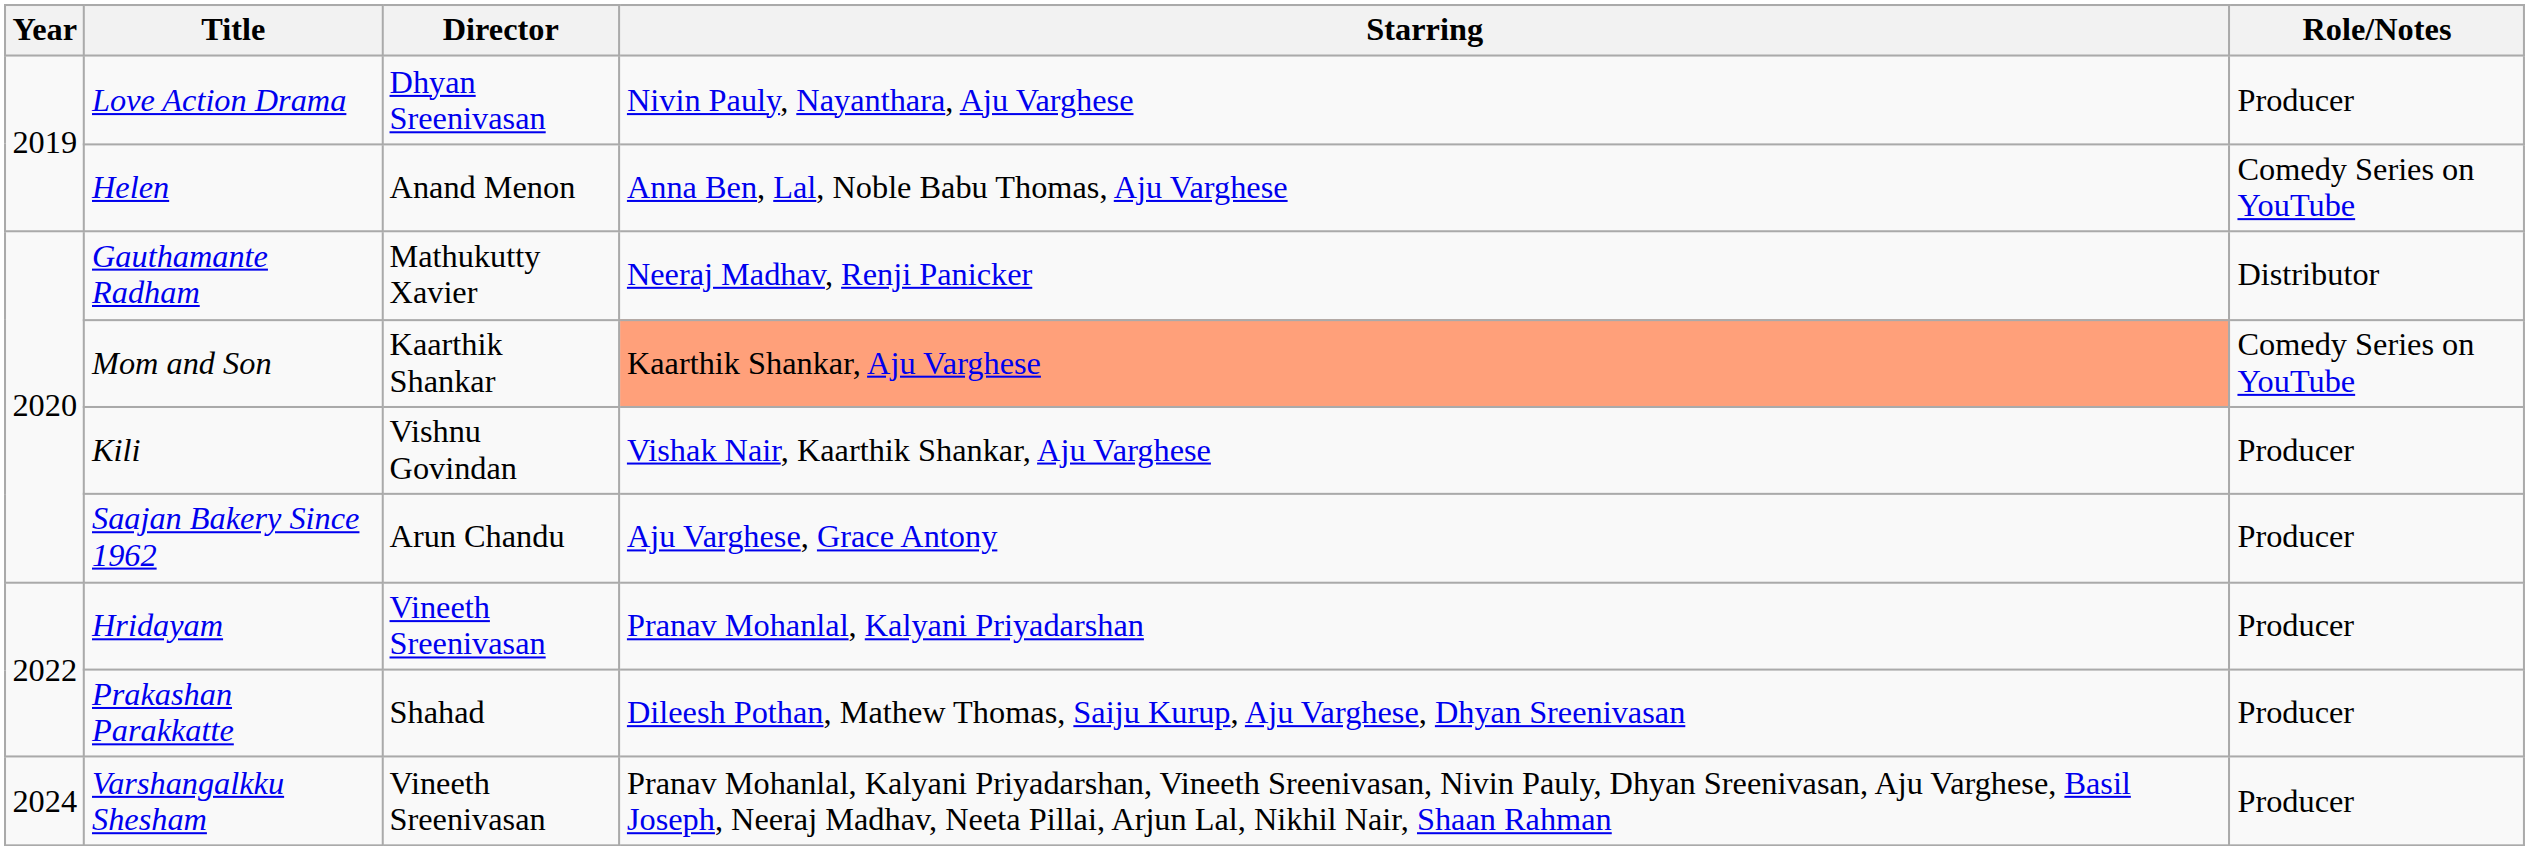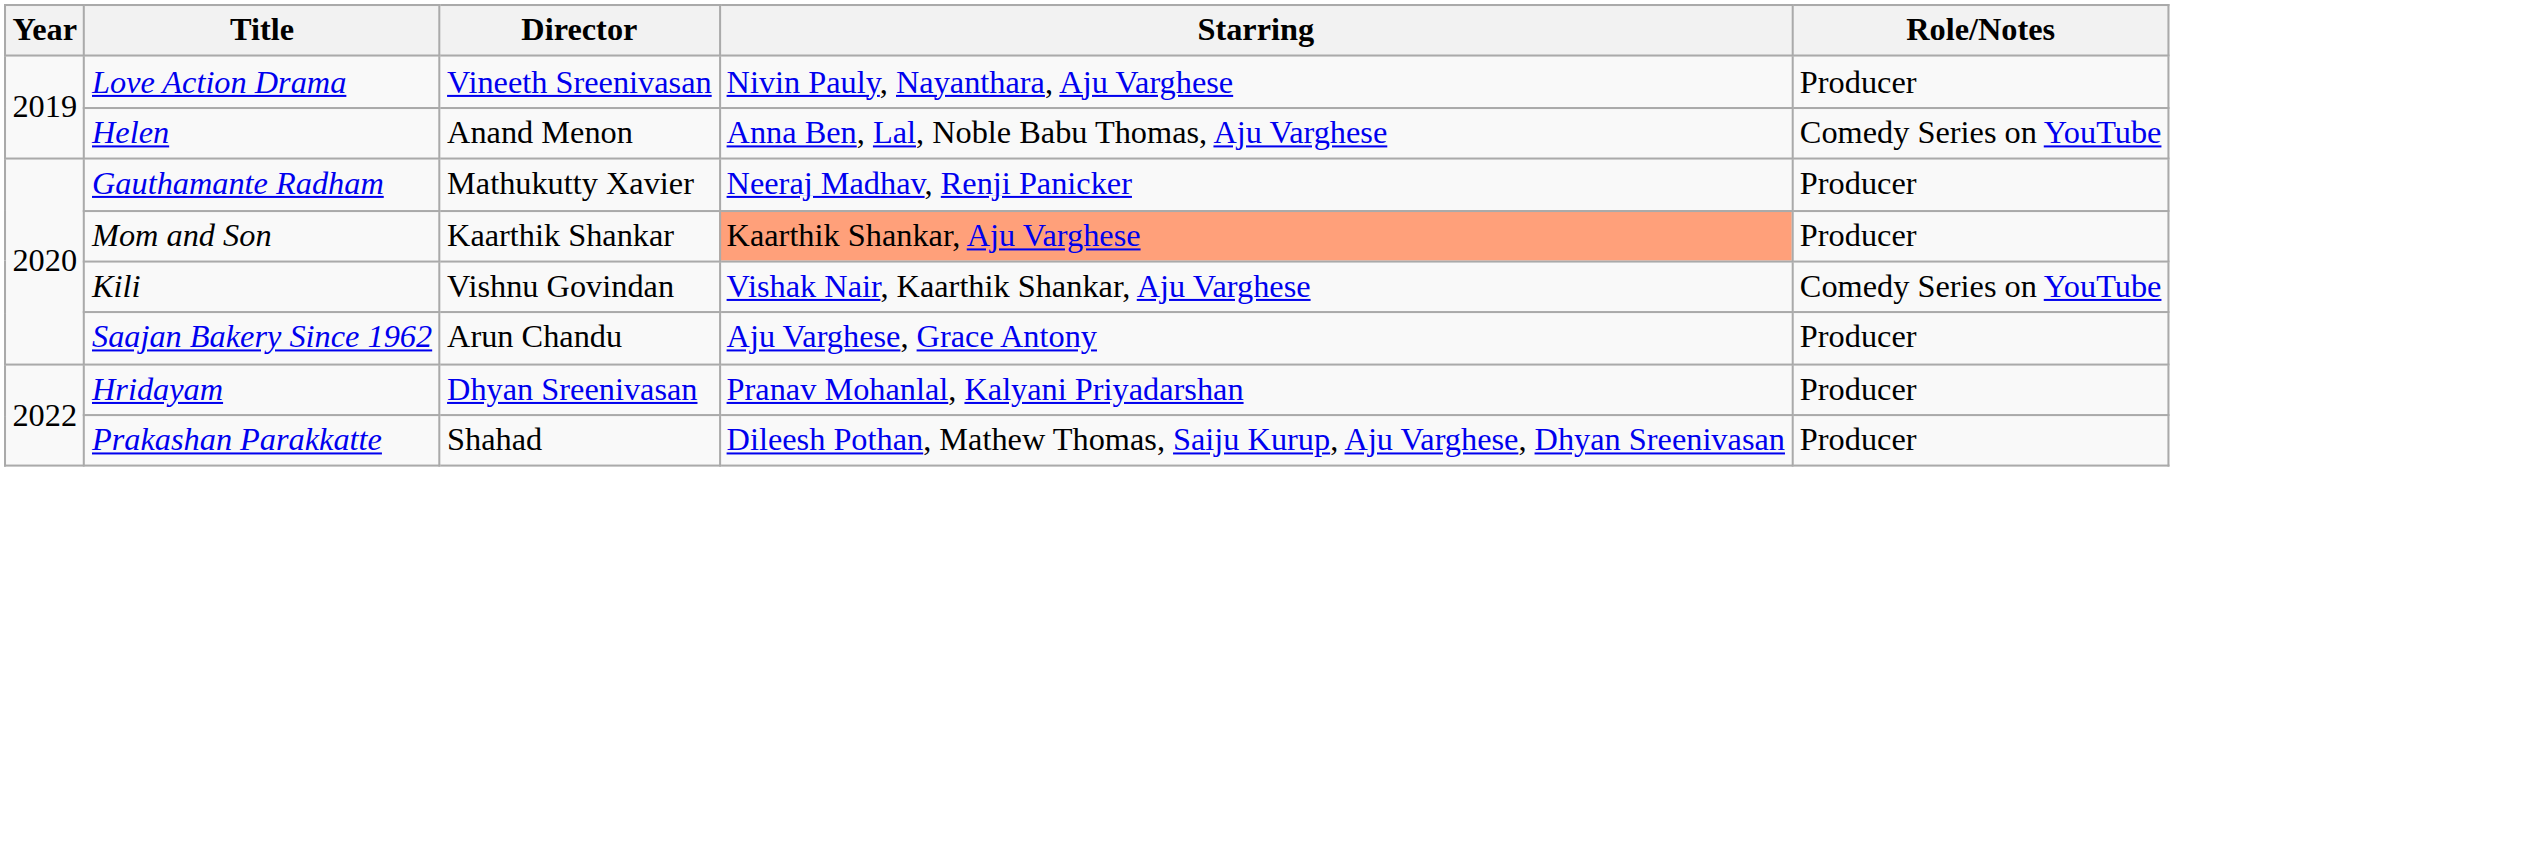(468, 99) Dhyan Sreenivasan -> (579, 81) Vineeth Sreenivasan
(2308, 274) Distributor -> (1858, 183) Producer
(2356, 362) Comedy Series on YouTube -> (1858, 235) Producer
(2296, 450) Producer -> (1981, 286) Comedy Series on YouTube
(468, 625) Vineeth Sreenivasan -> (572, 388) Dhyan Sreenivasan
- row: (188, 800)
